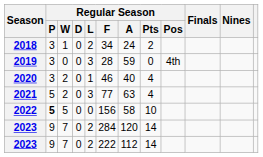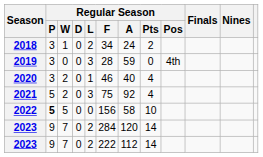(107, 95) 77 -> (107, 95) 75
(129, 95) 63 -> (129, 95) 92
